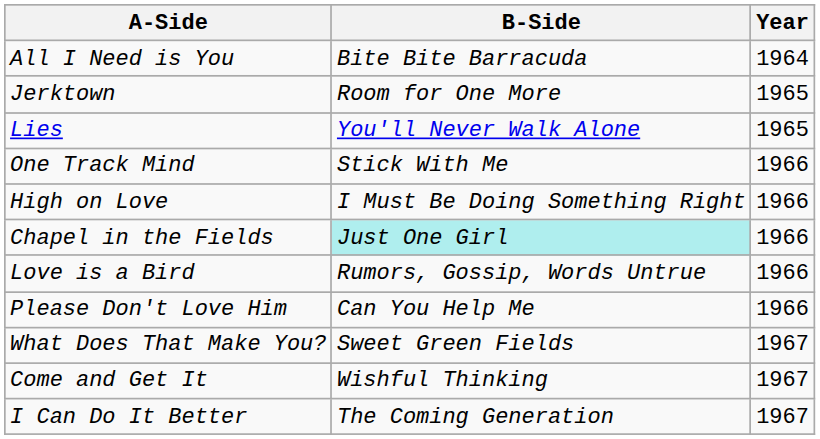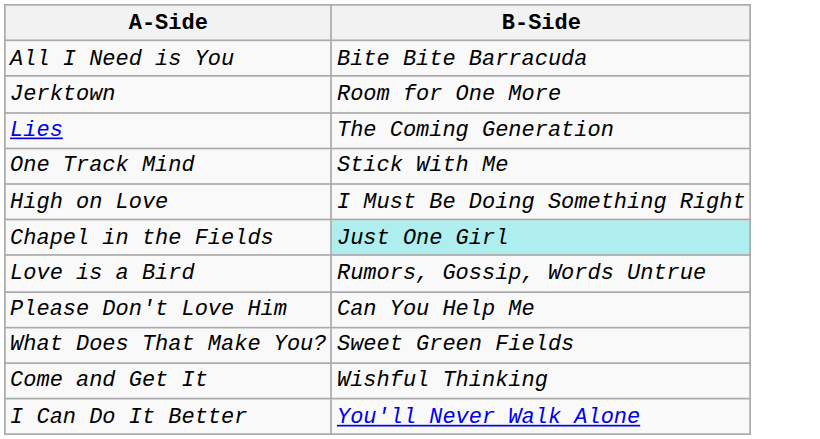- column: (783, 23)
(489, 130) You'll Never Walk Alone -> (475, 130) The Coming Generation
(475, 417) The Coming Generation -> (489, 417) You'll Never Walk Alone
